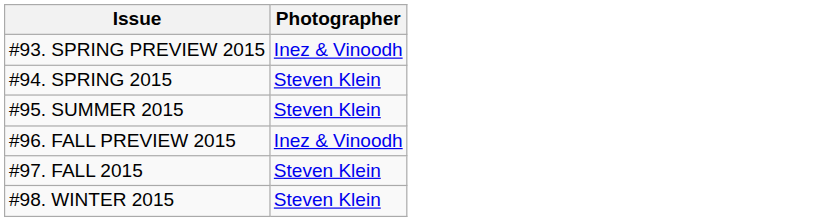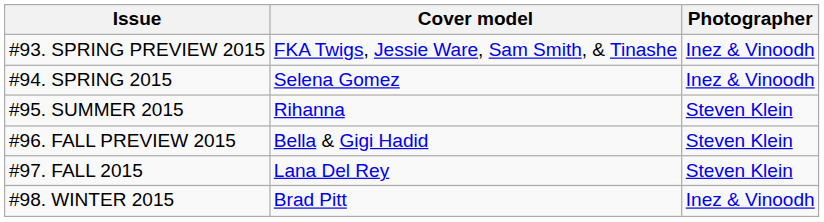+ column: (475, 19)
(327, 79) Steven Klein -> (750, 79) Inez & Vinoodh
(338, 140) Inez & Vinoodh -> (739, 140) Steven Klein
(327, 200) Steven Klein -> (750, 200) Inez & Vinoodh
